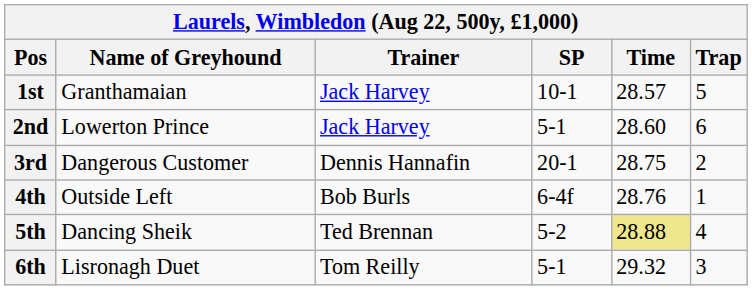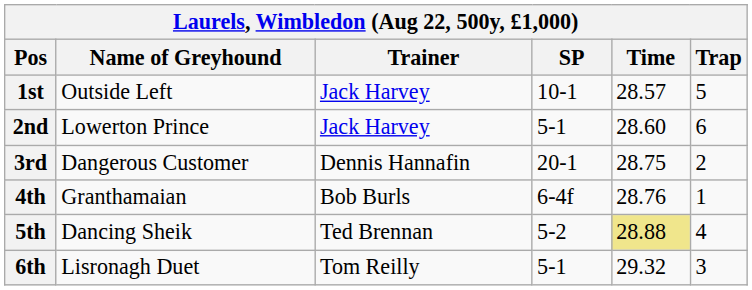(124, 92) Granthamaian -> (117, 92) Outside Left
(117, 197) Outside Left -> (124, 197) Granthamaian
